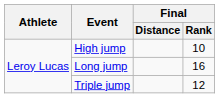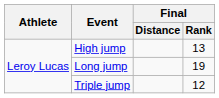(199, 49) 10 -> (199, 49) 13
(199, 67) 16 -> (199, 67) 19
